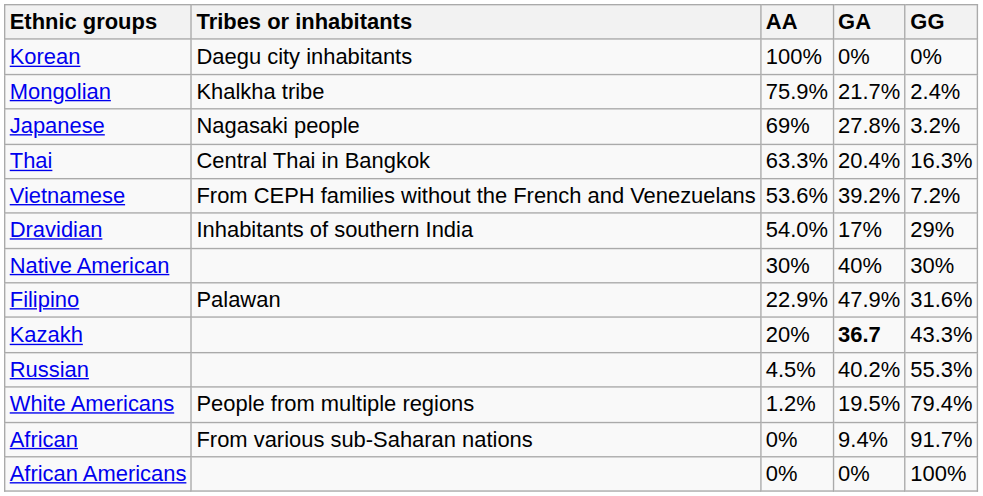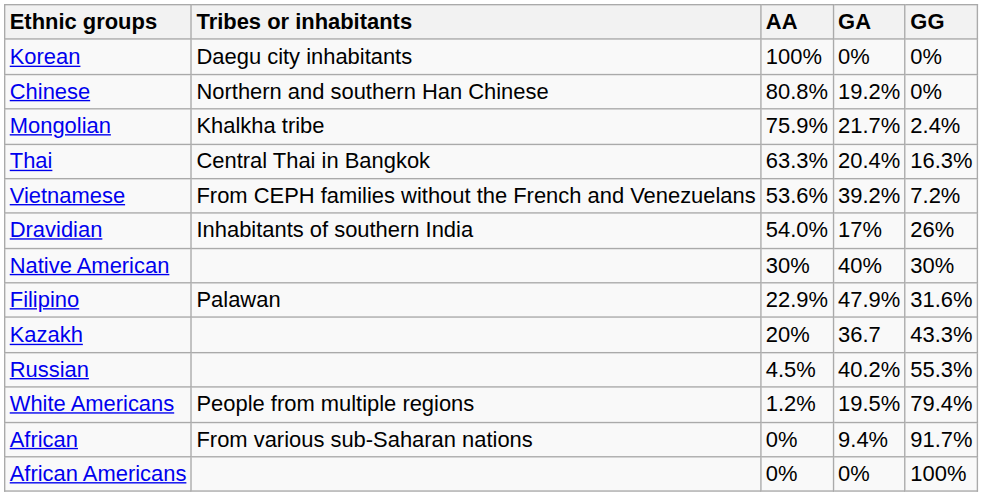+ row: (50, 91)
- row: (57, 126)
(932, 230) 29% -> (932, 230) 26%
(859, 334) bold -> (859, 334) normal
